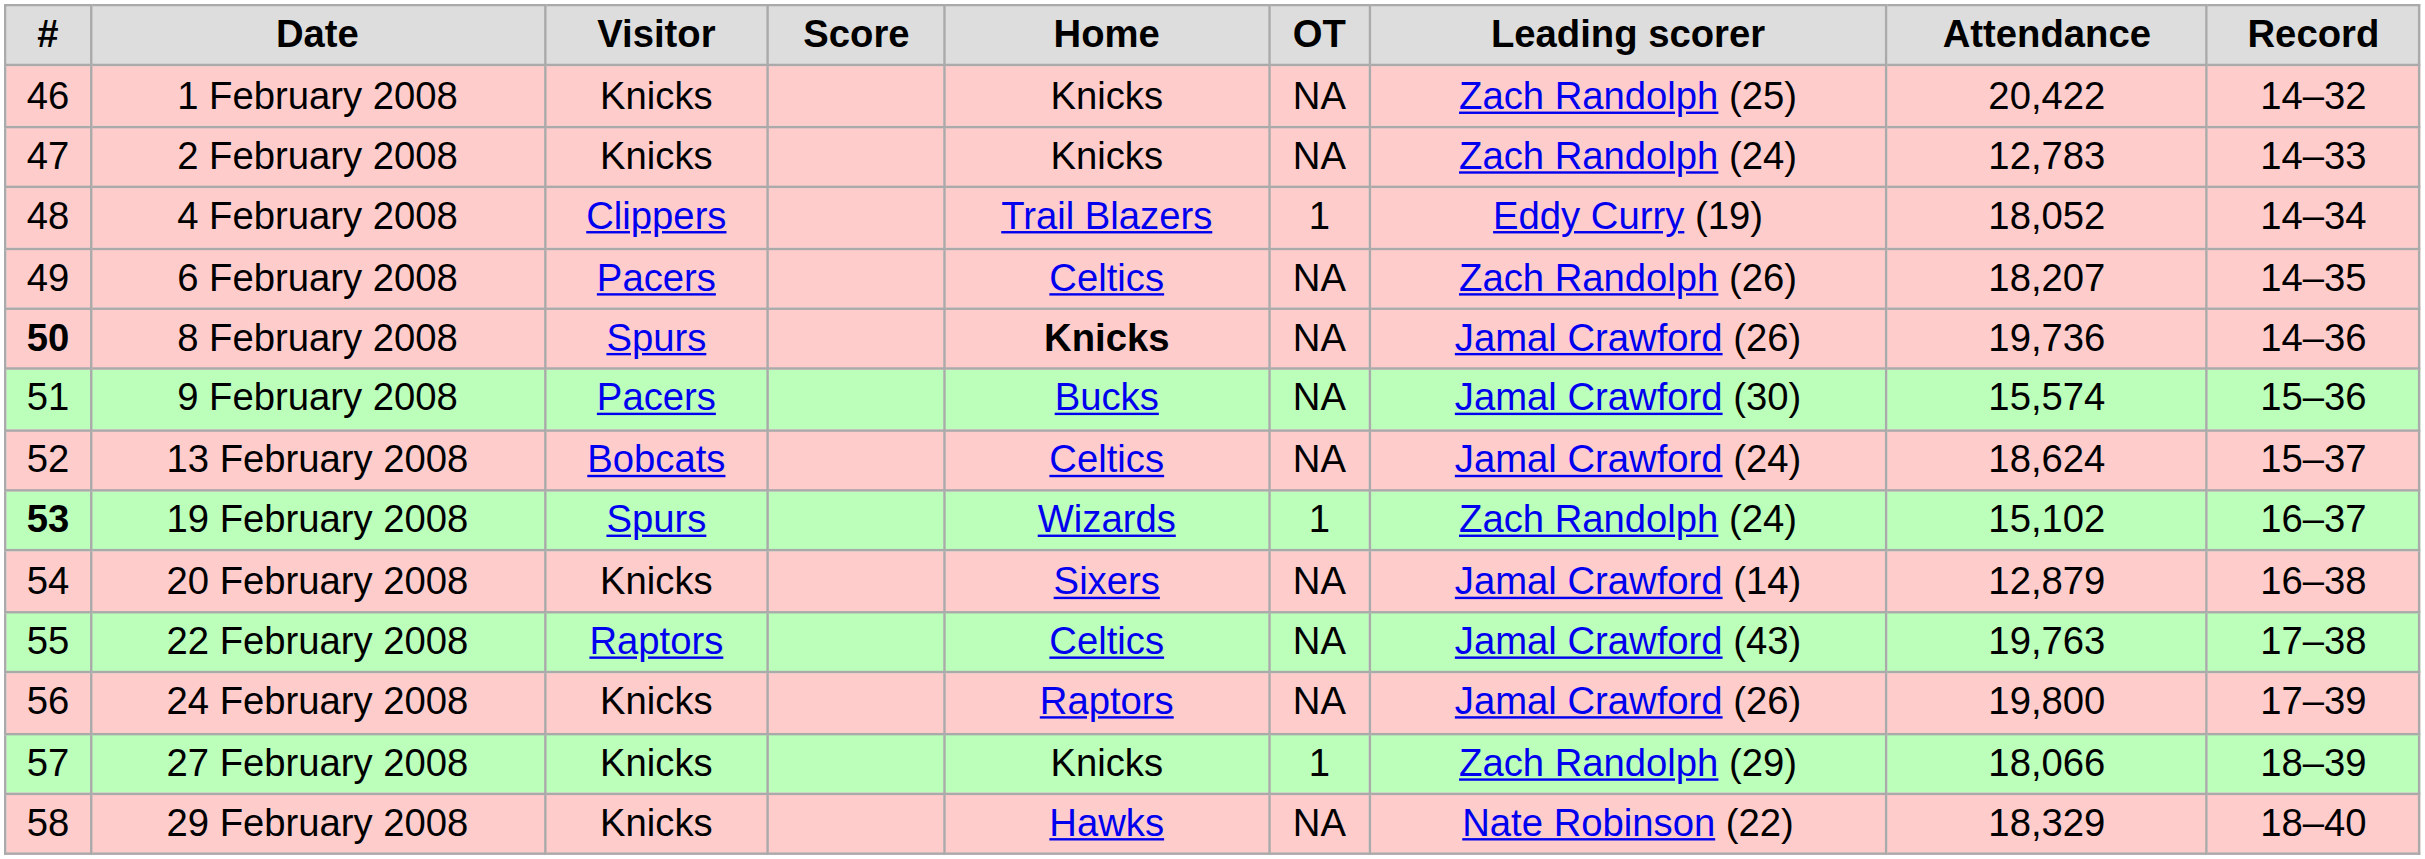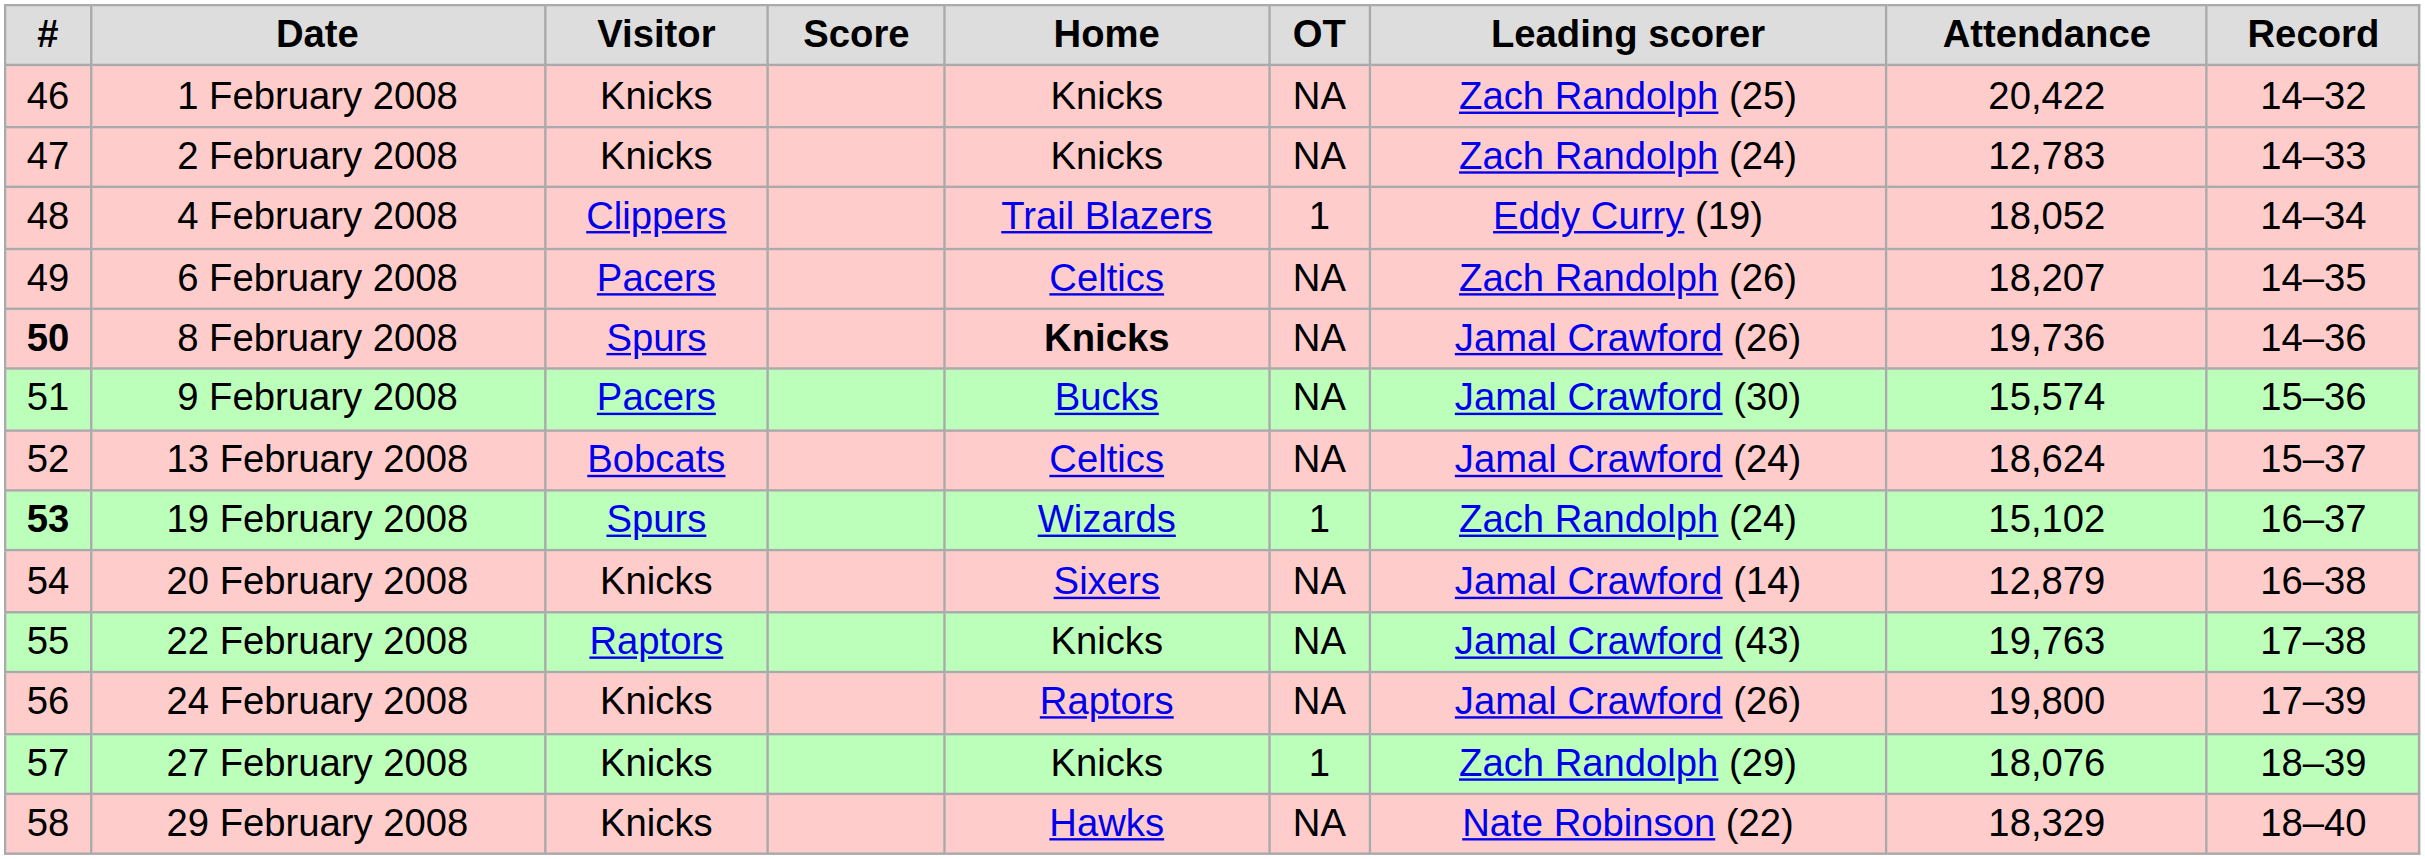(1107, 641) Celtics -> (1107, 641) Knicks
(2047, 762) 18,066 -> (2047, 762) 18,076
